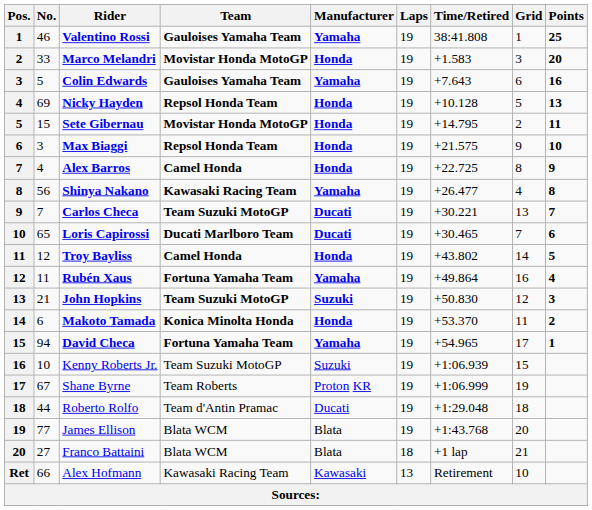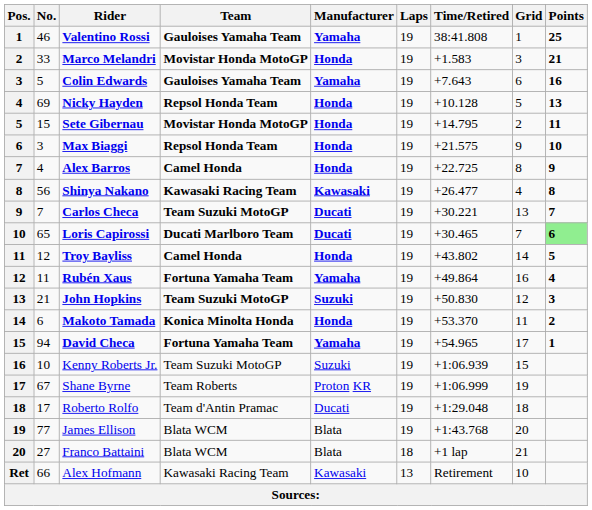(555, 59) 20 -> (555, 59) 21
(337, 190) Yamaha -> (342, 190) Kawasaki
(552, 233) no background -> (552, 233) lightgreen background
(43, 408) 44 -> (43, 408) 17
